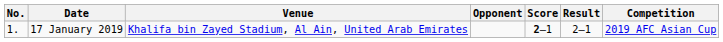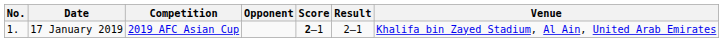columns swapped: (298, 13) <-> (661, 13)
